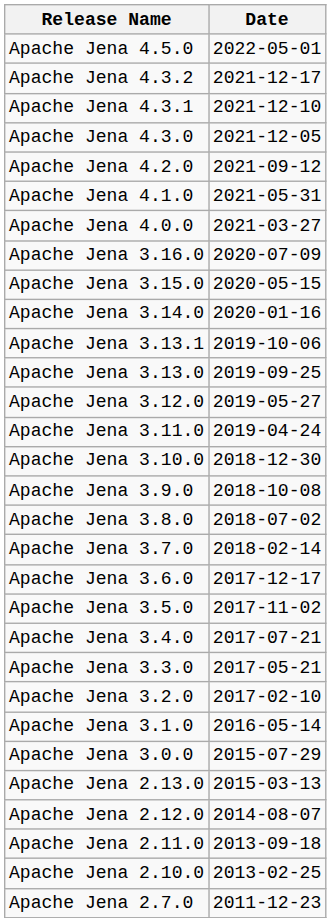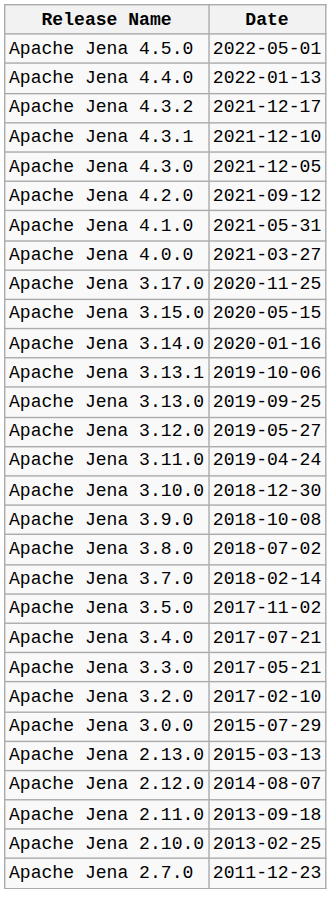+ row: (101, 78)
+ row: (107, 284)
- row: (107, 255)
- row: (101, 579)
- row: (101, 726)
